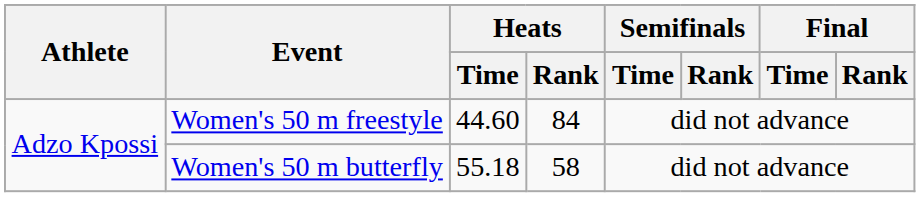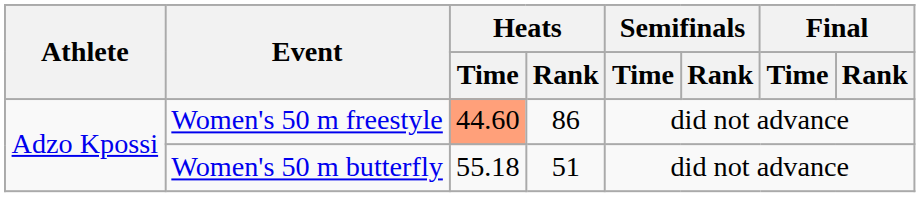(488, 121) no background -> (488, 121) lightsalmon background
(566, 121) 84 -> (566, 121) 86
(566, 167) 58 -> (566, 167) 51
